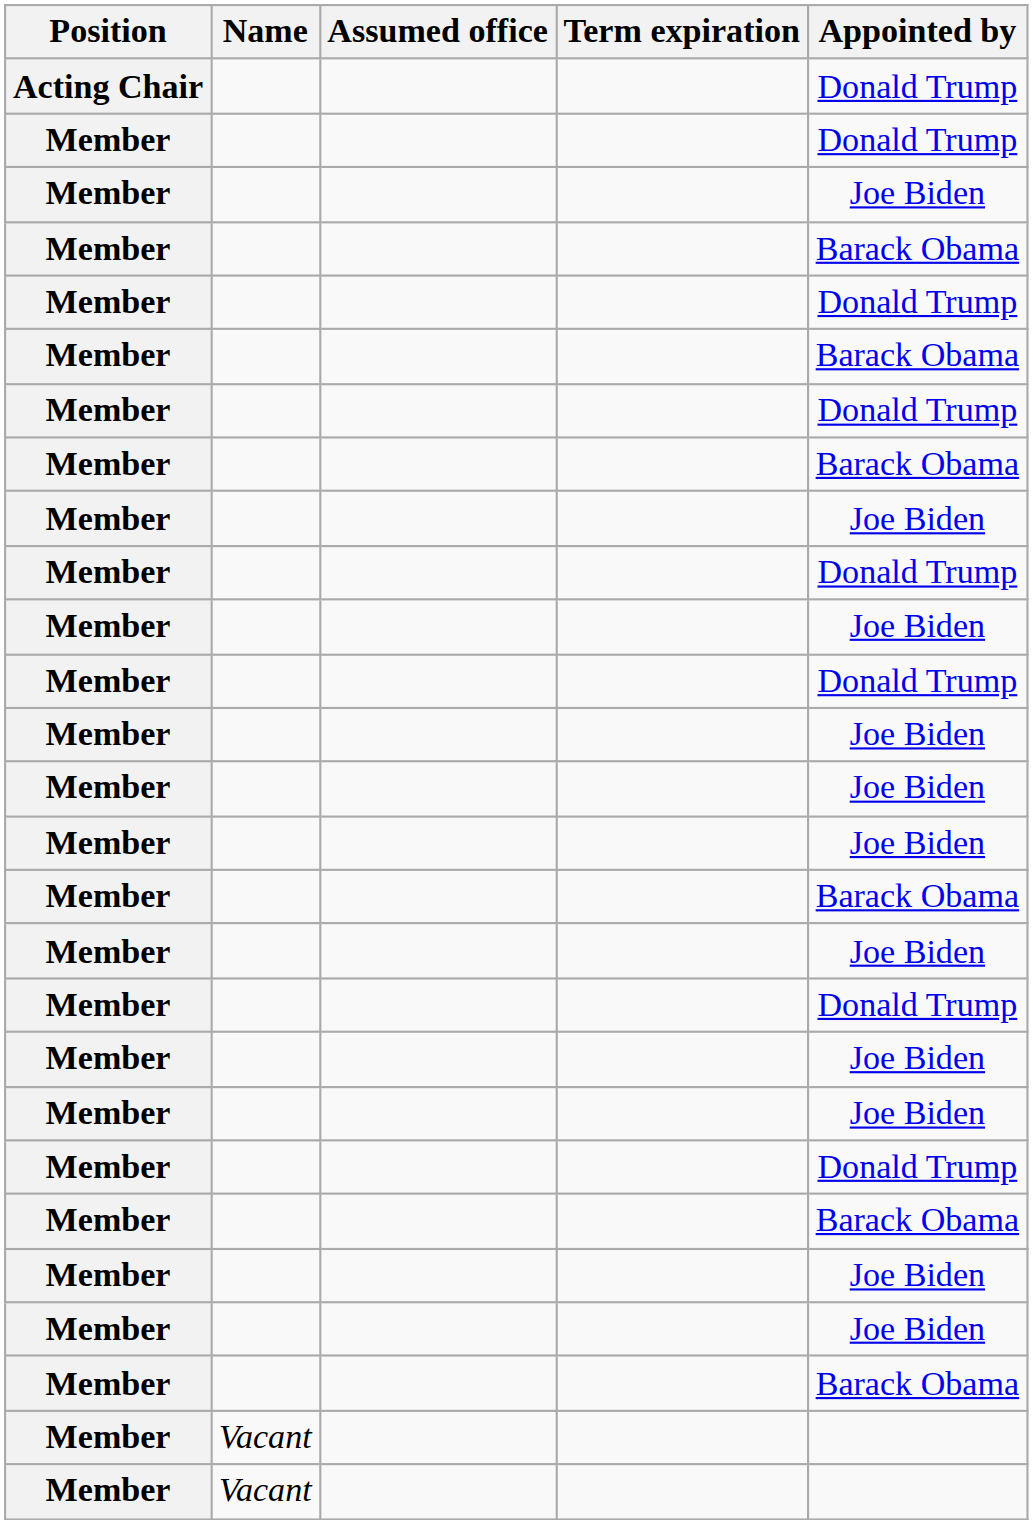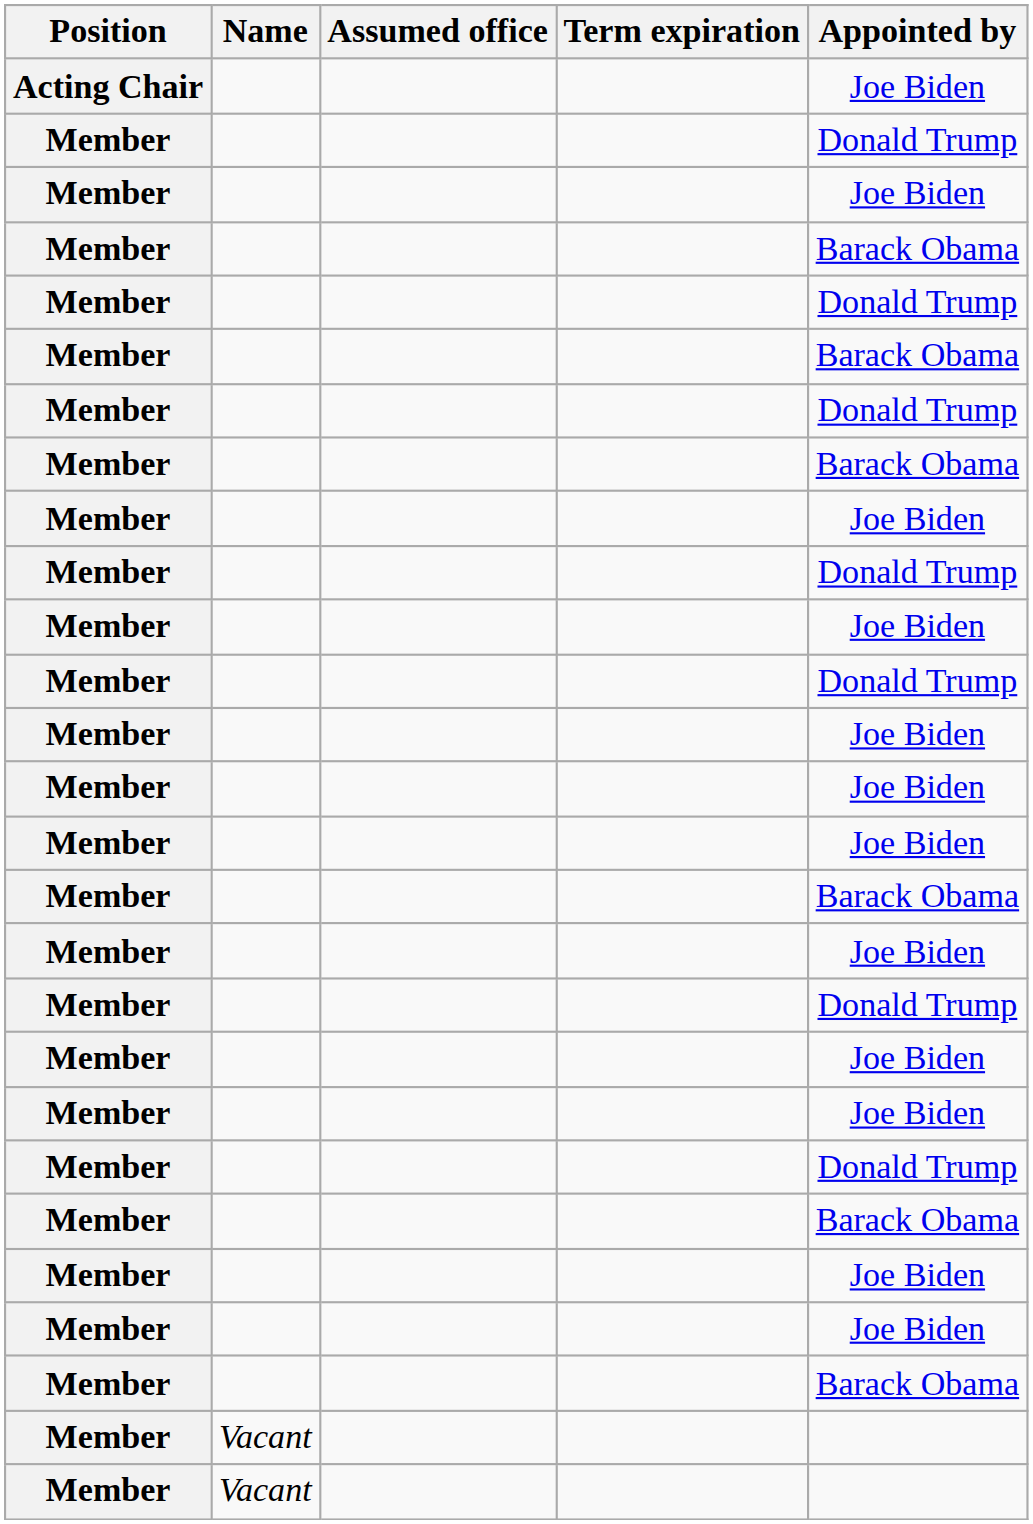(917, 85) Donald Trump -> (917, 85) Joe Biden
